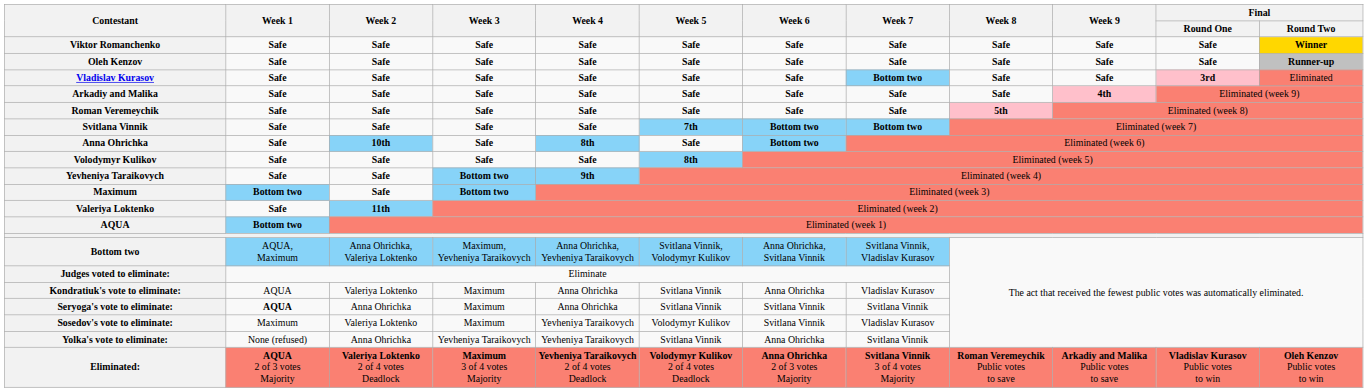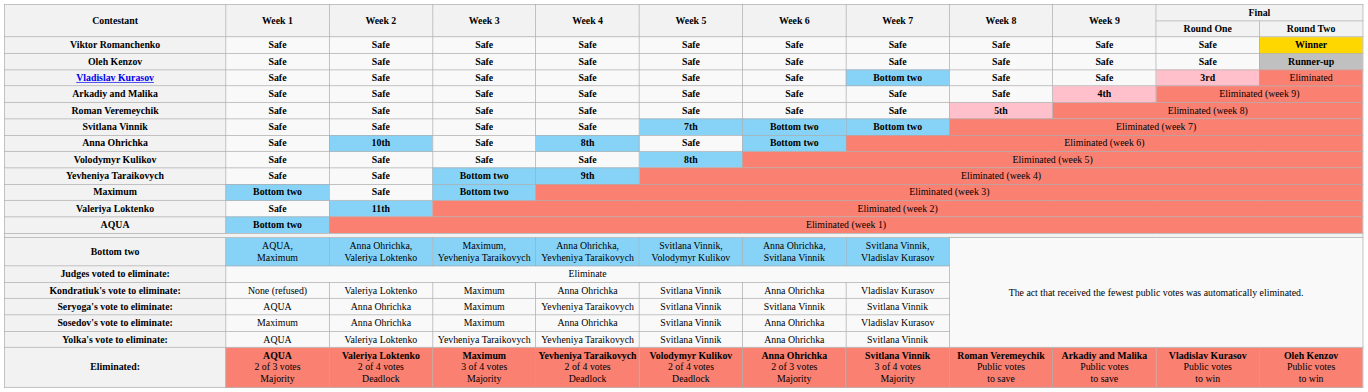(277, 290) AQUA -> (278, 290) None (refused)
(278, 307) bold -> (277, 307) normal
(588, 307) Anna Ohrichka -> (588, 307) Yevheniya Taraikovych
(381, 323) Valeriya Loktenko -> (381, 323) Anna Ohrichka
(588, 323) Yevheniya Taraikovych -> (588, 323) Anna Ohrichka
(691, 323) Volodymyr Kulikov -> (691, 323) Svitlana Vinnik
(794, 323) Svitlana Vinnik -> (794, 323) Anna Ohrichka
(278, 339) None (refused) -> (277, 339) AQUA
(381, 339) Anna Ohrichka -> (381, 339) Valeriya Loktenko
